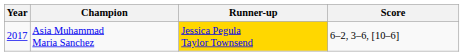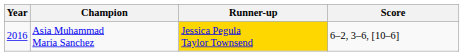(17, 36) 2017 -> (17, 36) 2016
